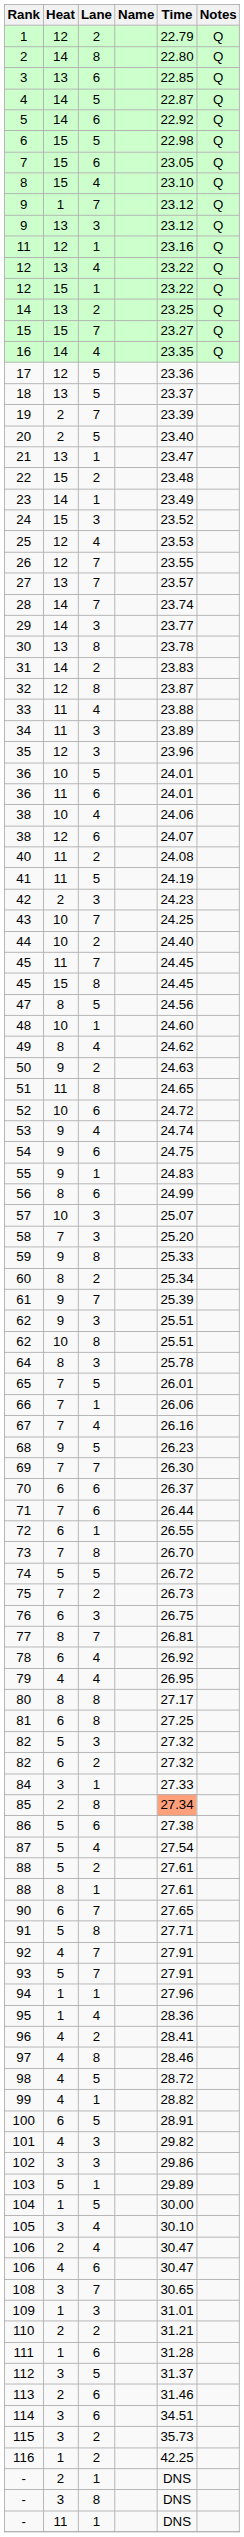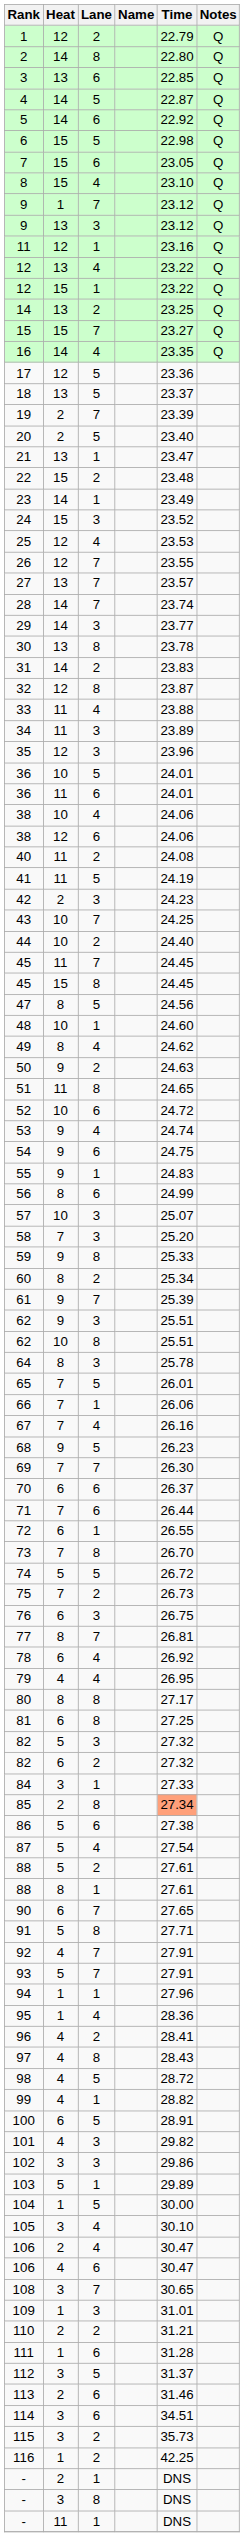(177, 836) 24.07 -> (177, 836) 24.06
(177, 2057) 28.46 -> (177, 2057) 28.43
